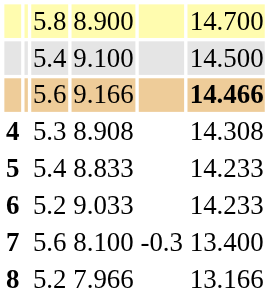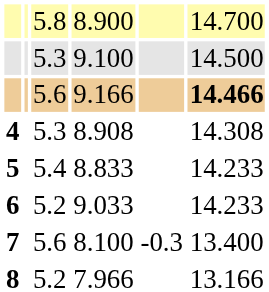(50, 57) 5.4 -> (50, 57) 5.3
